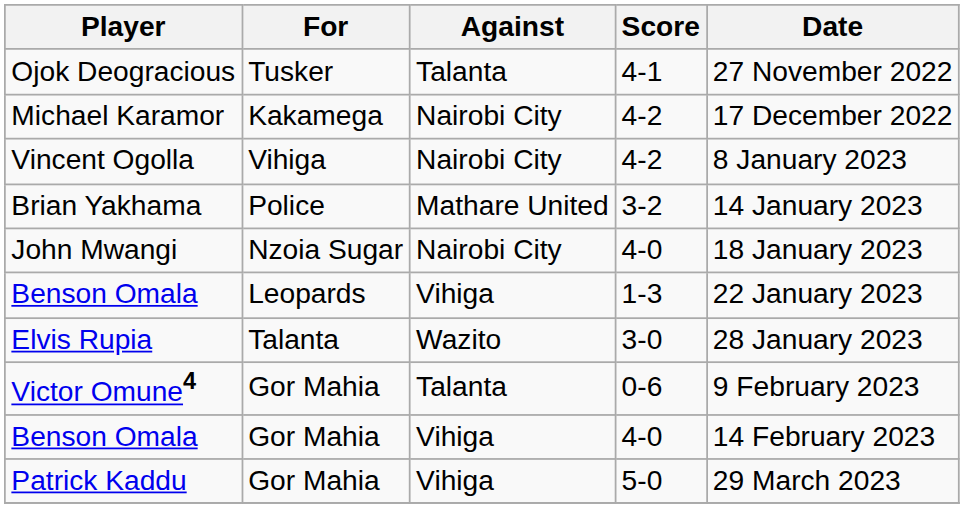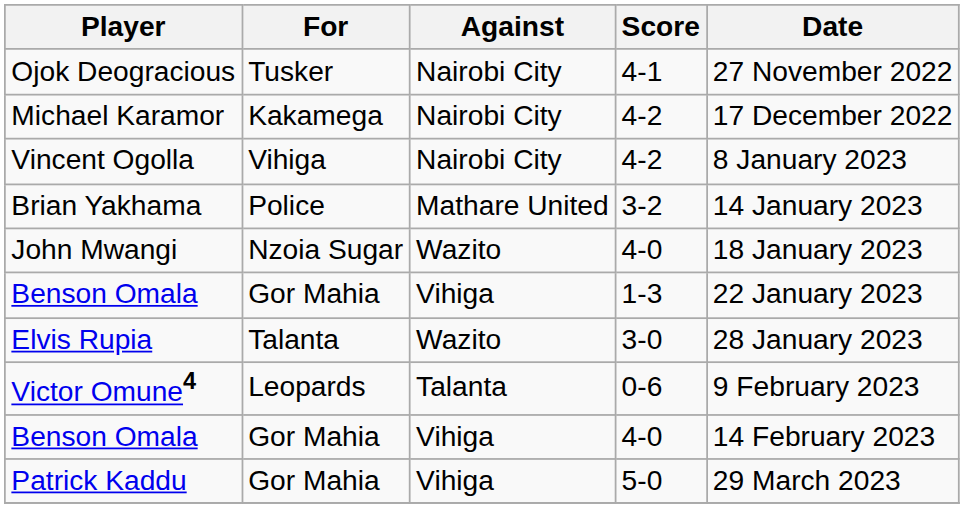(462, 71) Talanta -> (489, 71) Nairobi City
(489, 250) Nairobi City -> (459, 250) Wazito
(307, 294) Leopards -> (314, 294) Gor Mahia
(314, 387) Gor Mahia -> (307, 387) Leopards
